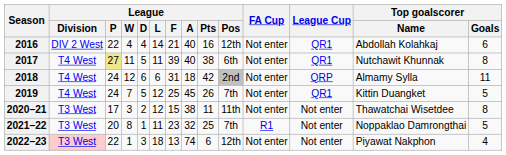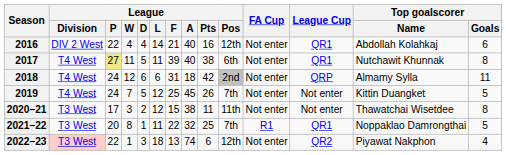(322, 93) QR1 -> (322, 93) Not enter
(174, 126) 23 -> (174, 126) 22
(322, 126) Not enter -> (322, 126) QR1
(322, 142) Not enter -> (322, 142) QR2
